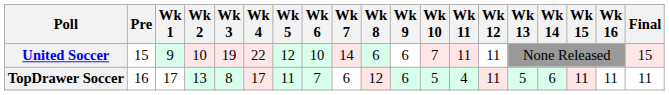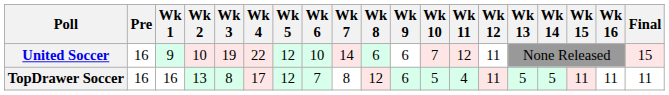(141, 55) 15 -> (141, 55) 16
(464, 55) 11 -> (464, 55) 12
(170, 78) 17 -> (170, 78) 16
(288, 78) 11 -> (288, 78) 12
(346, 78) 6 -> (346, 78) 8
(552, 78) 6 -> (552, 78) 5
